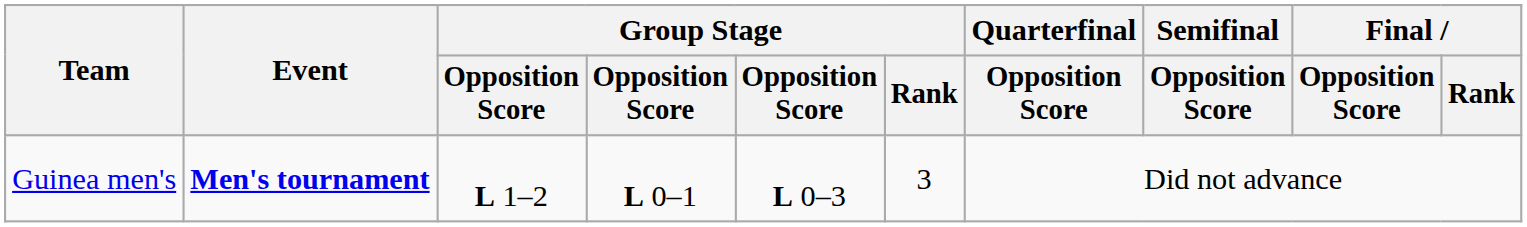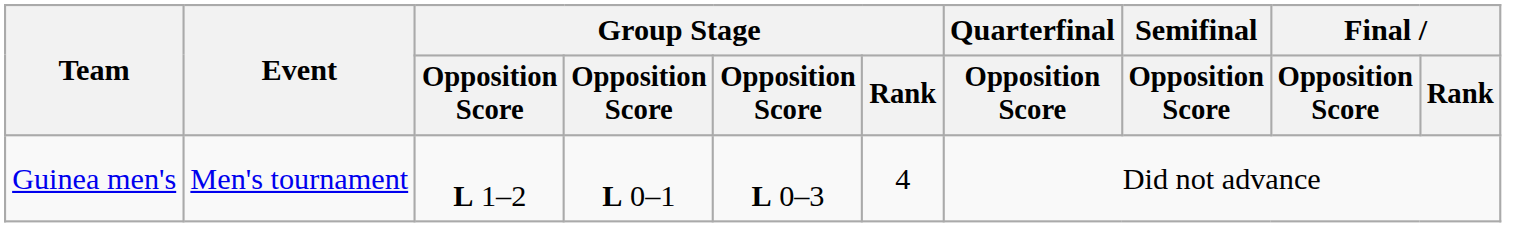(310, 178) bold -> (299, 178) normal
(924, 178) 3 -> (903, 178) 4
